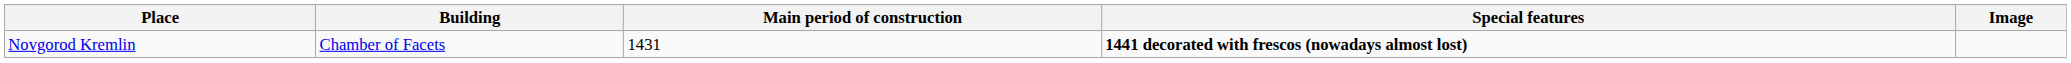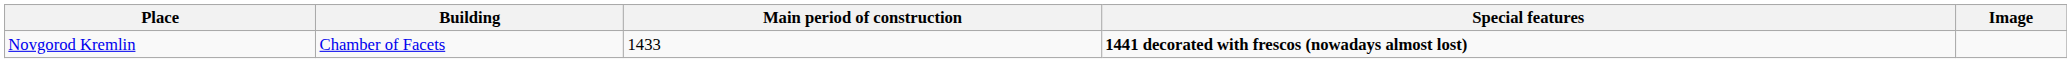(644, 44) 1431 -> (644, 44) 1433
